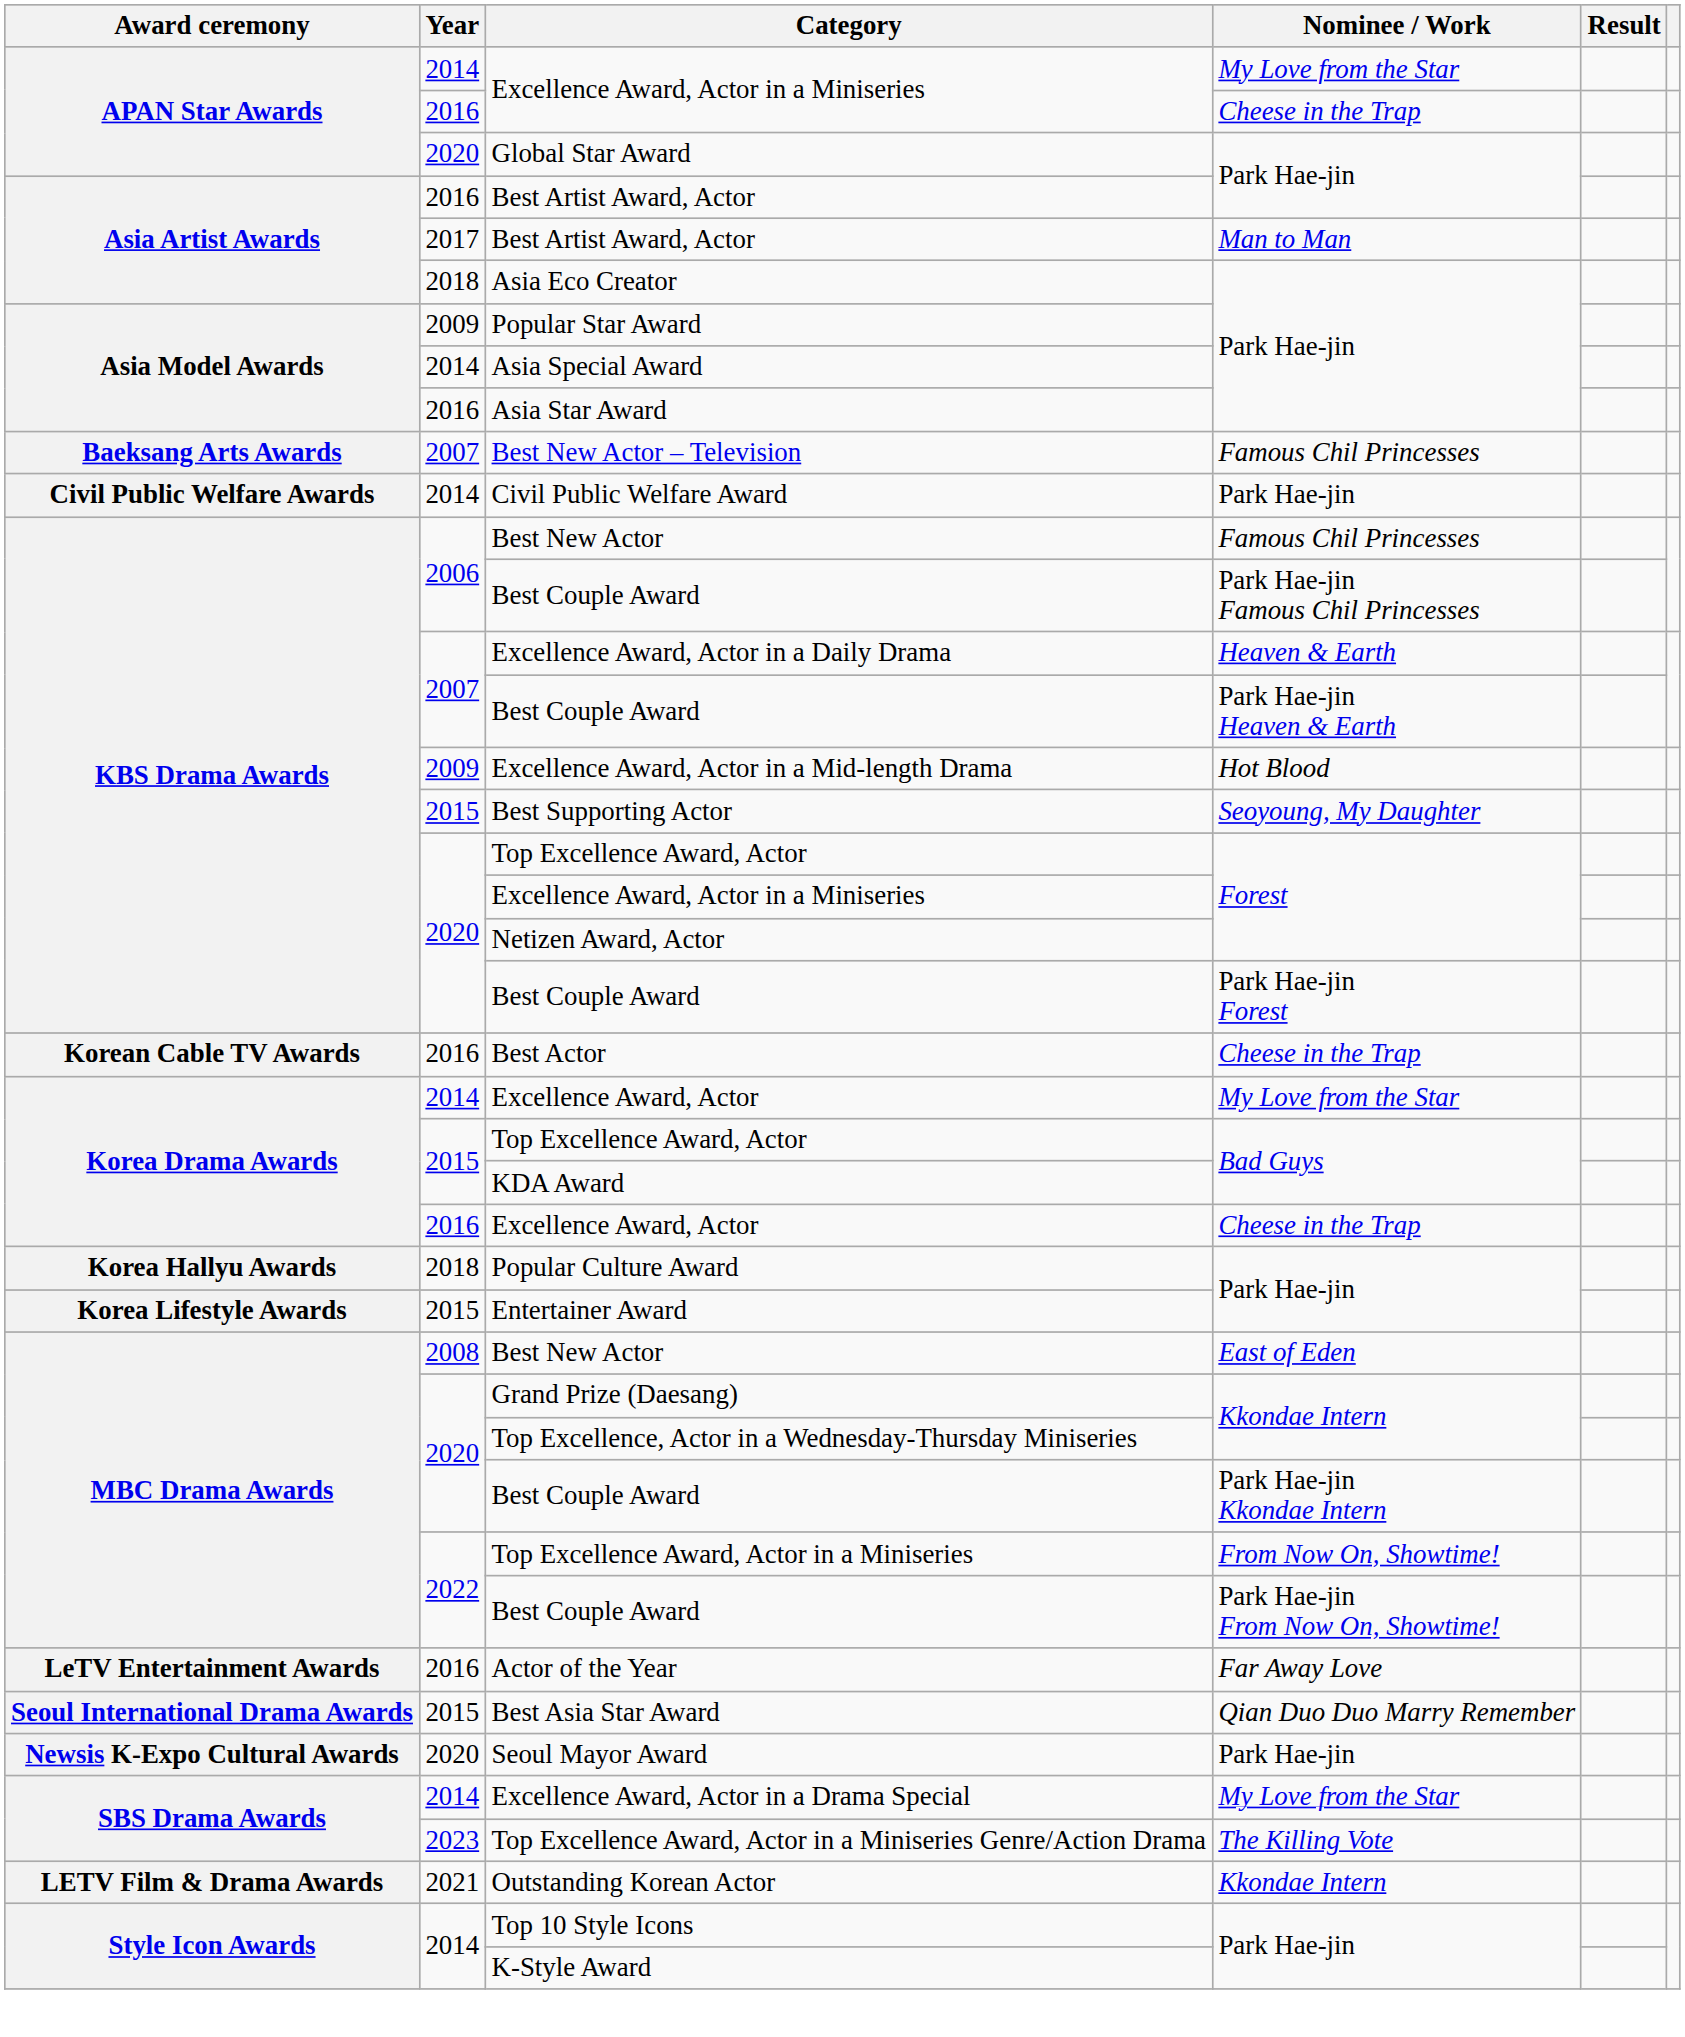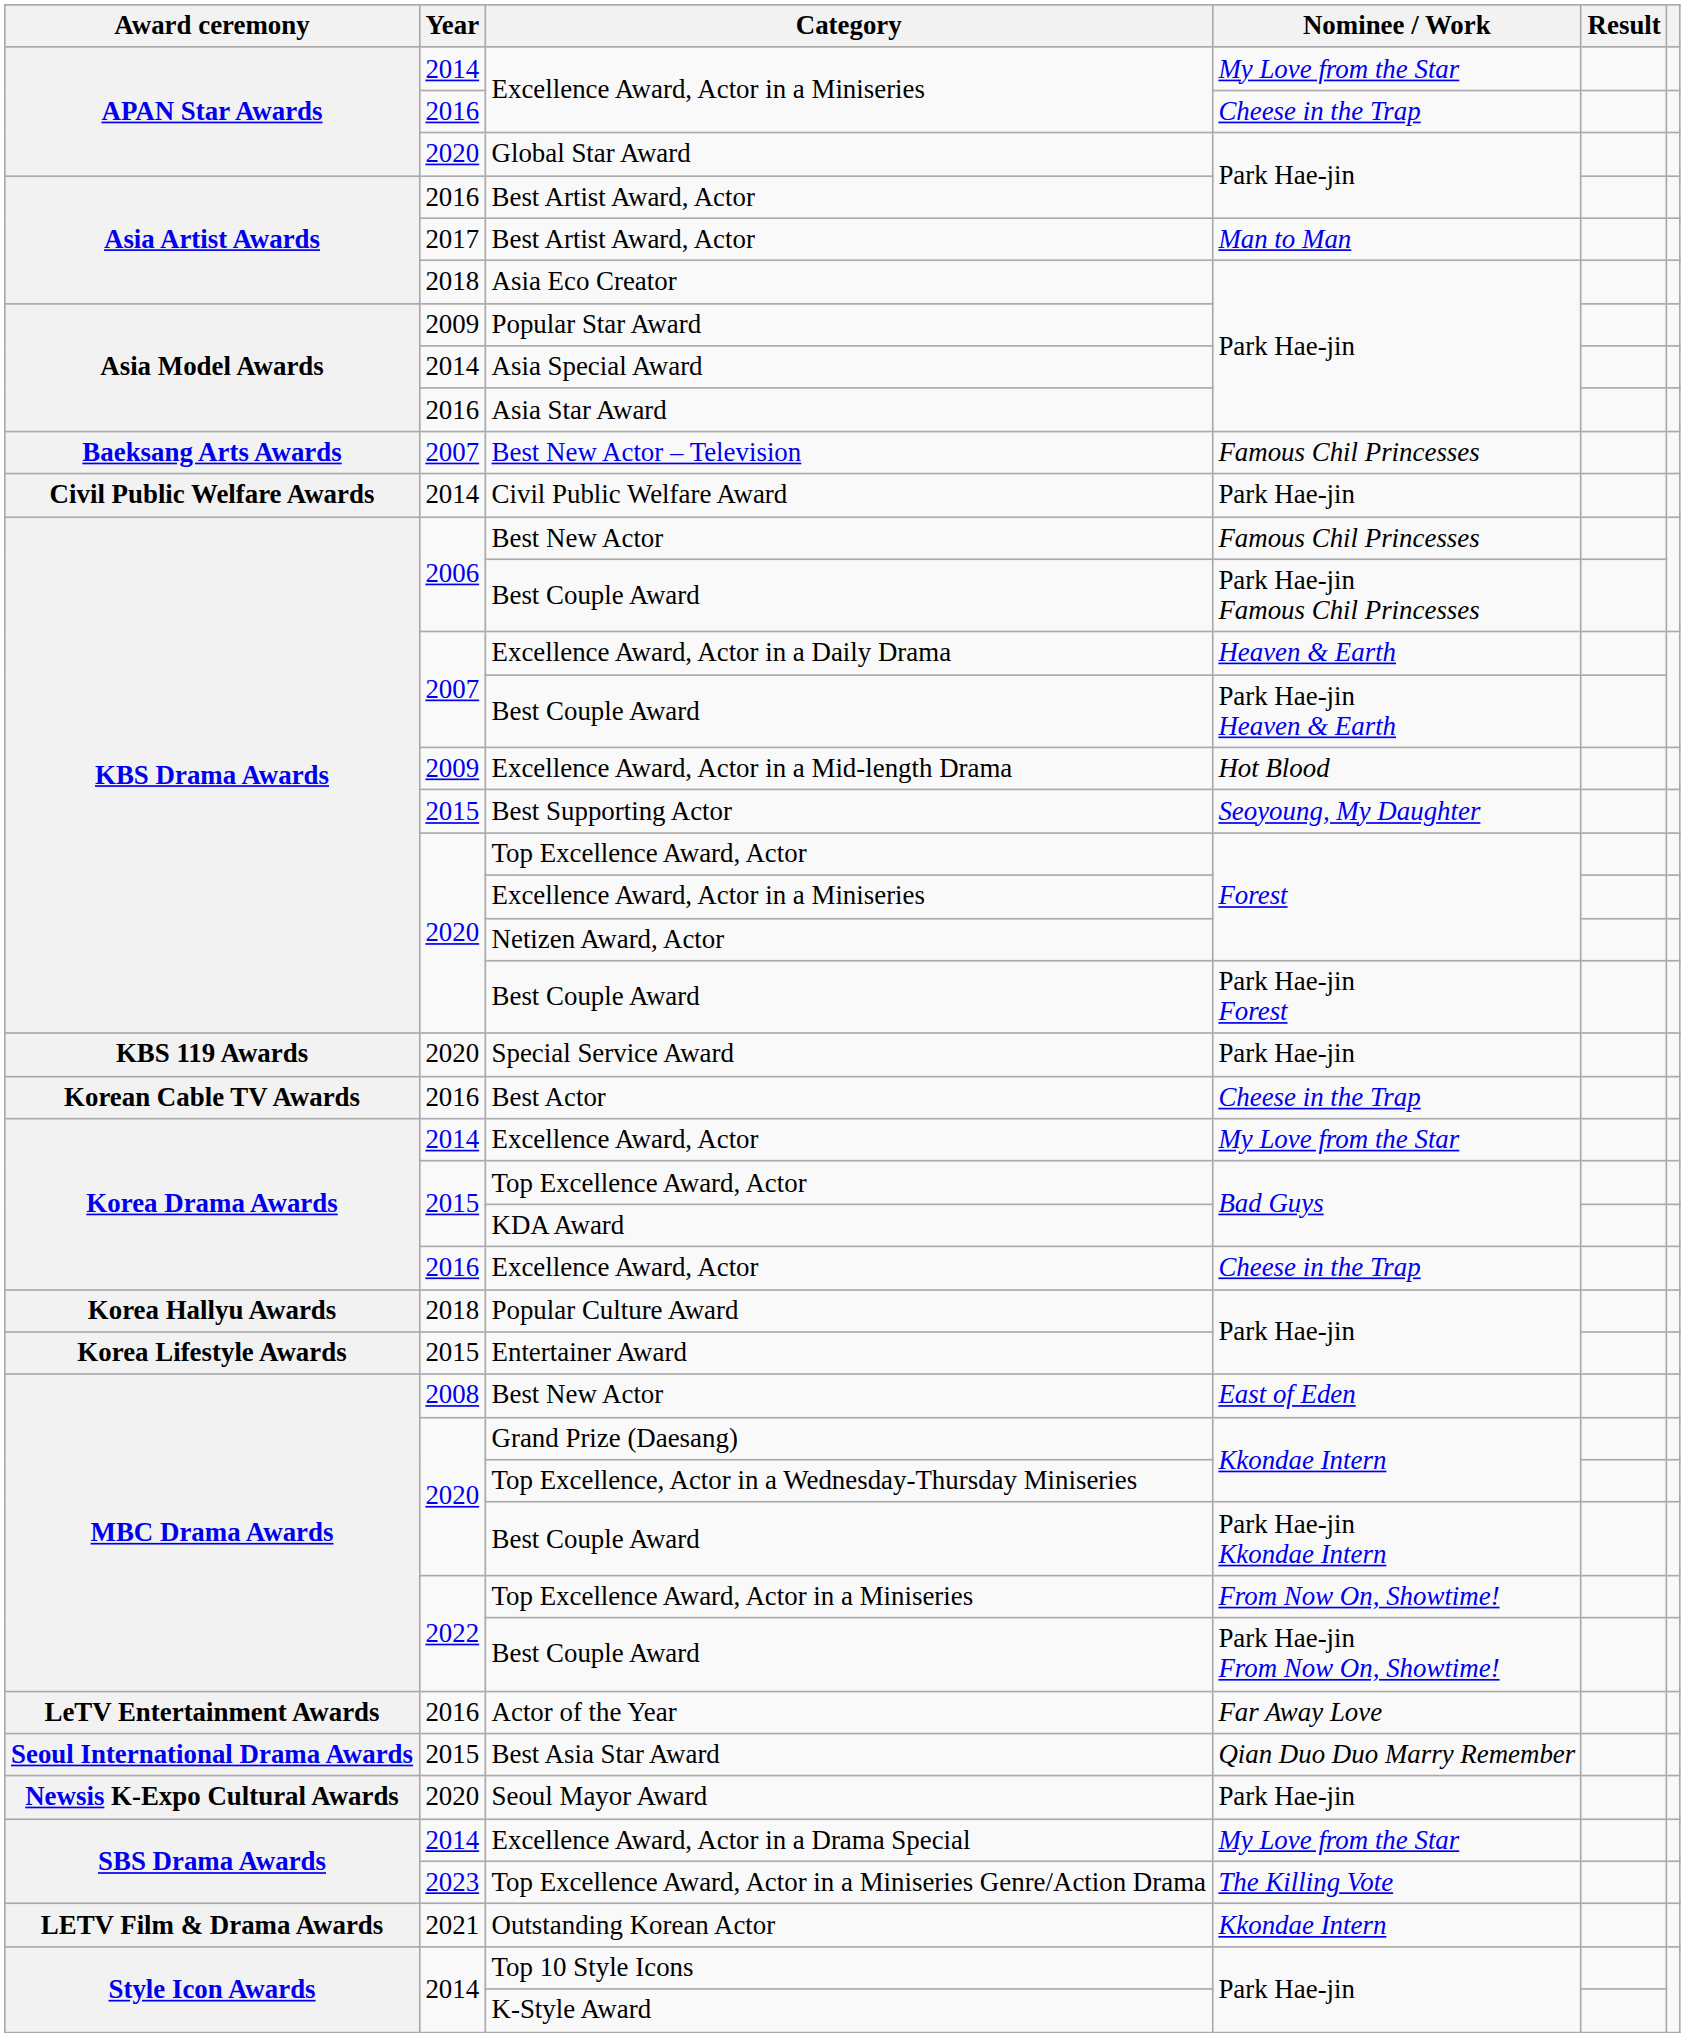+ row: (613, 1054)
